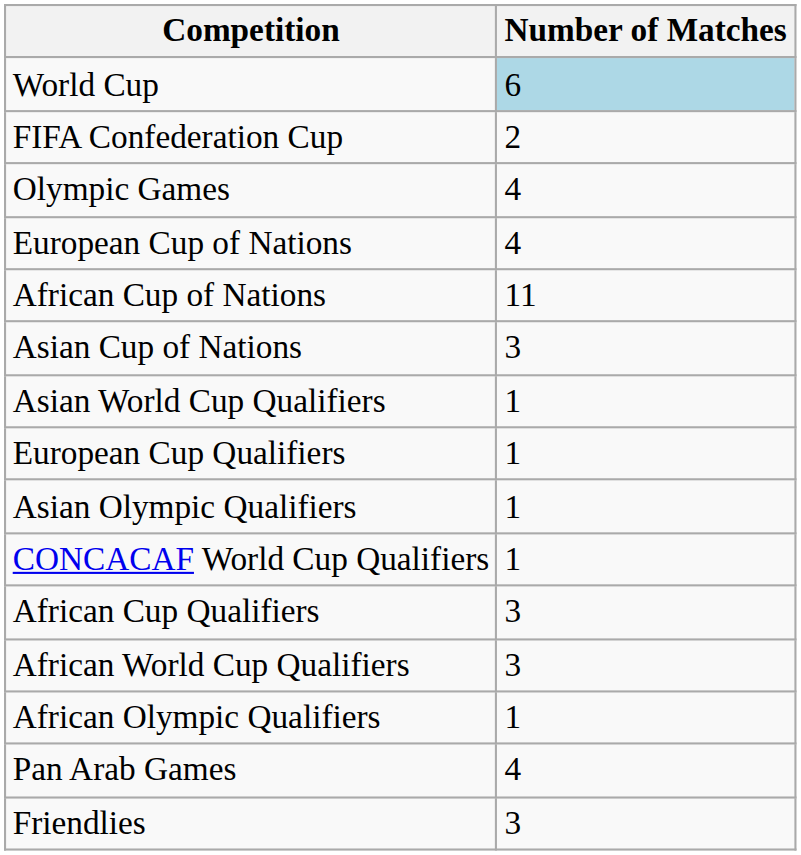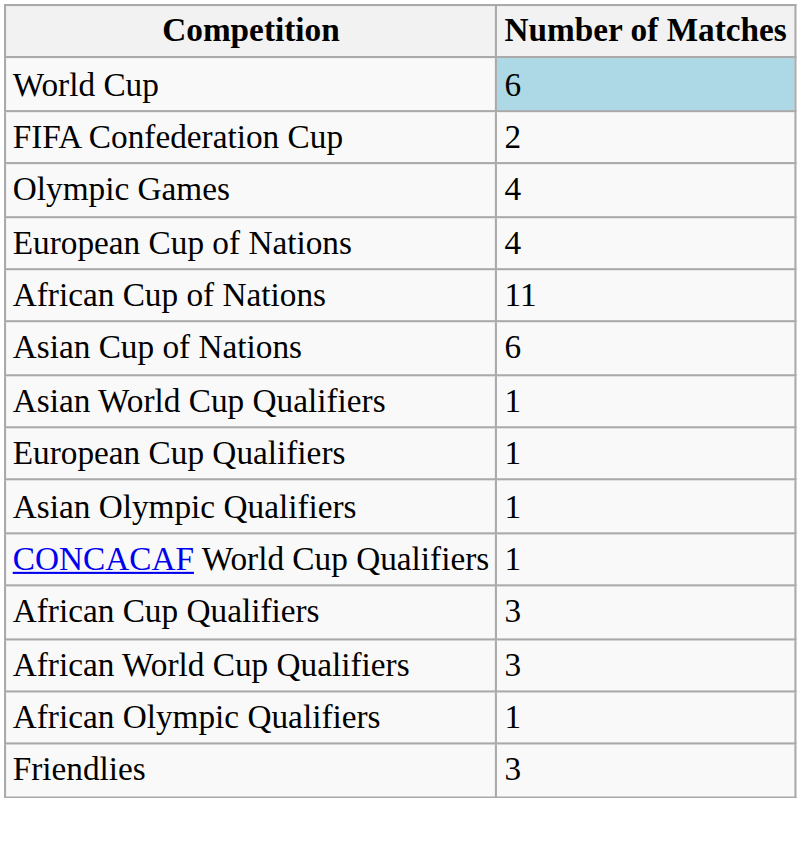(513, 347) 3 -> (513, 347) 6
- row: (125, 769)
